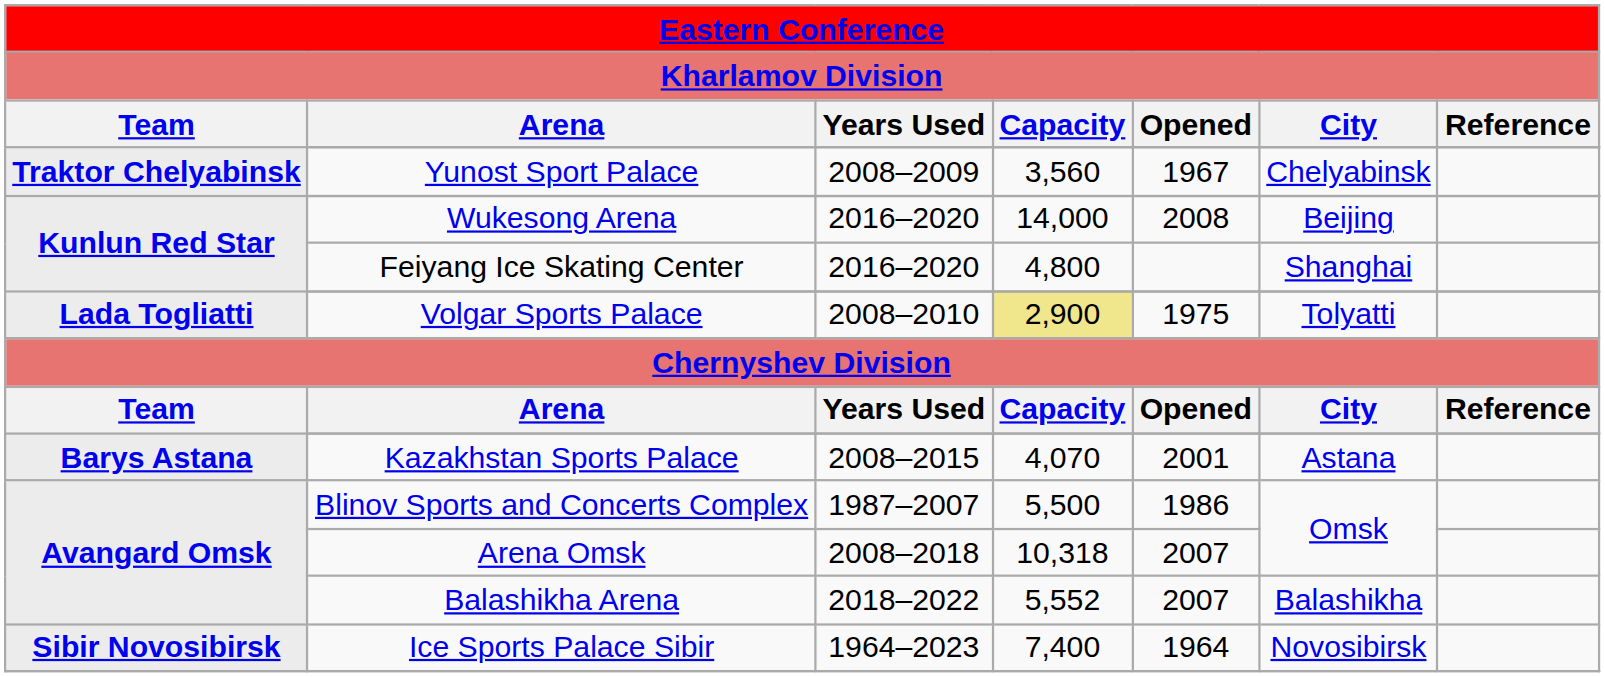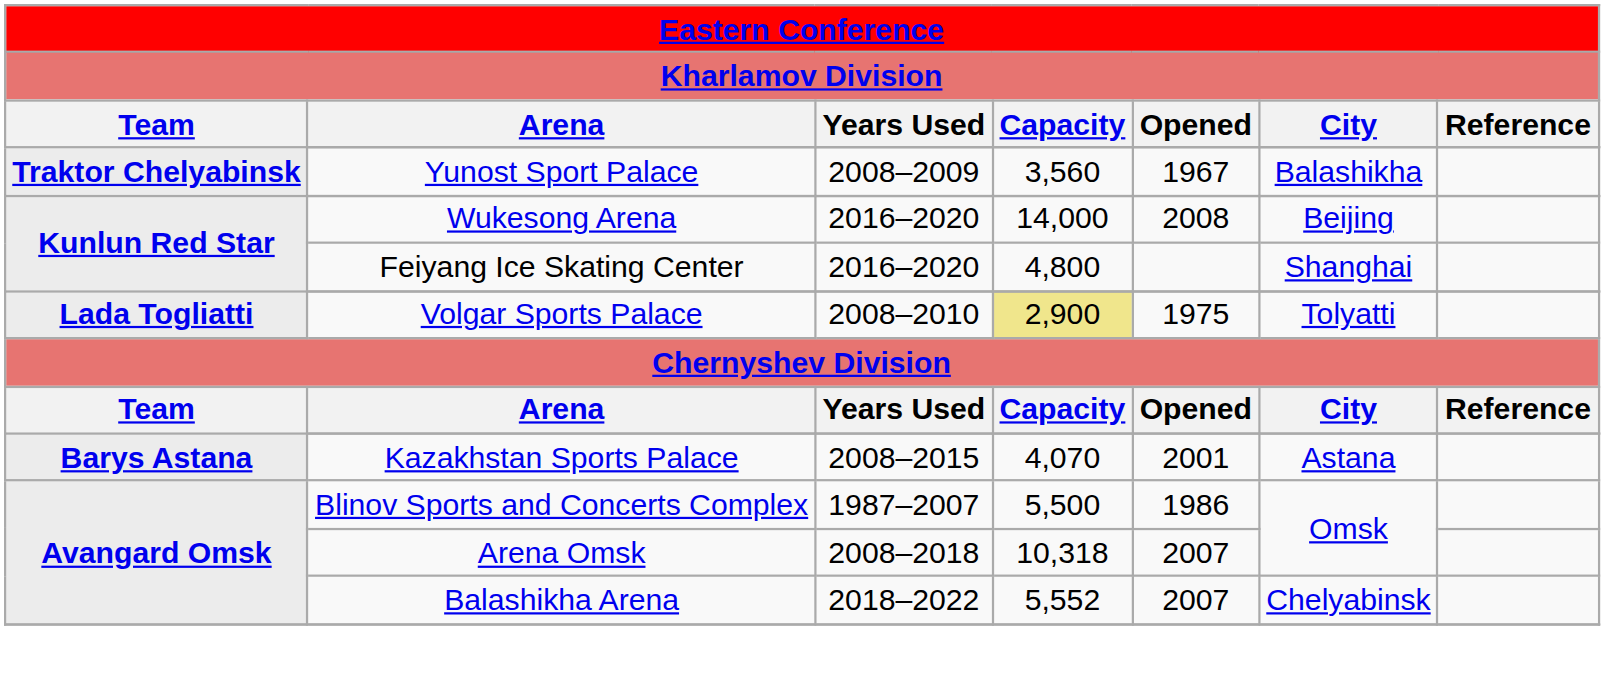(1348, 171) Chelyabinsk -> (1348, 171) Balashikha
(1348, 600) Balashikha -> (1348, 600) Chelyabinsk
- row: (562, 647)
